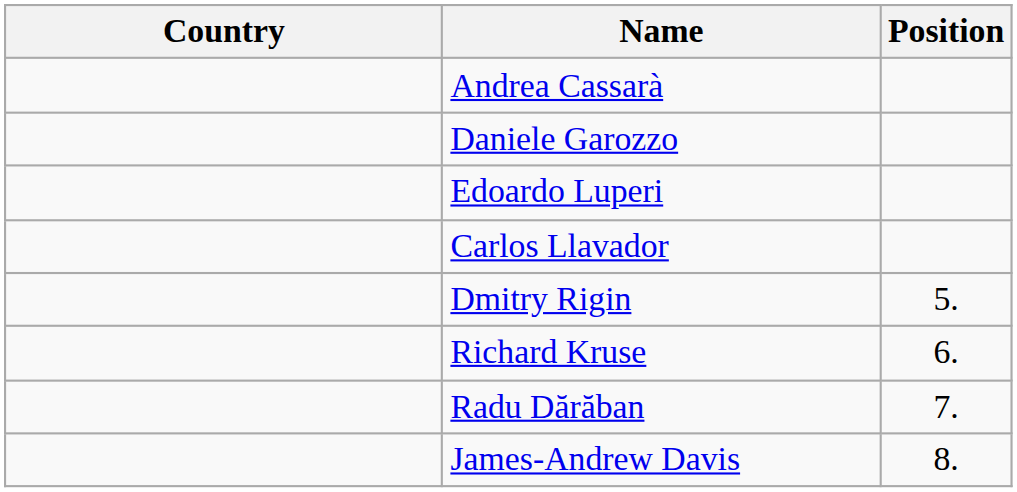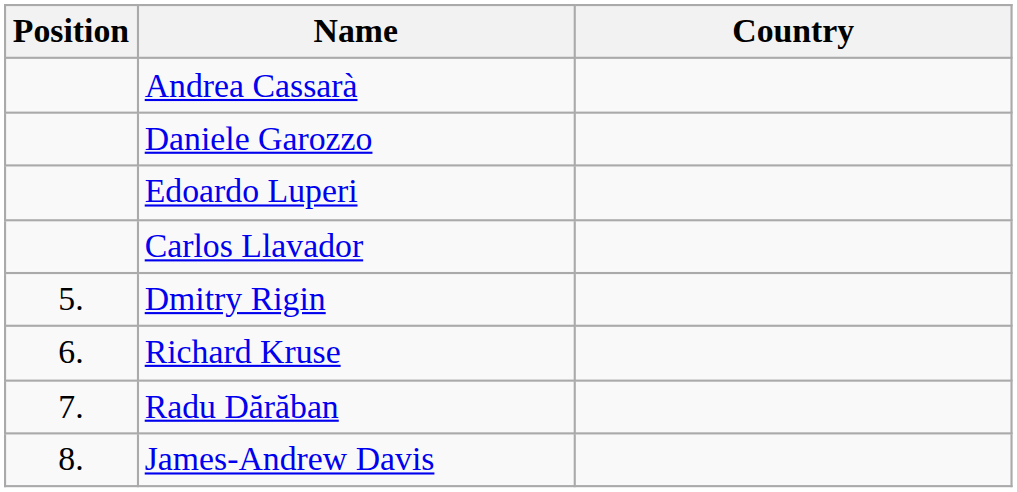columns swapped: (946, 31) <-> (224, 31)
